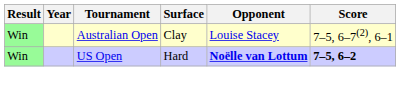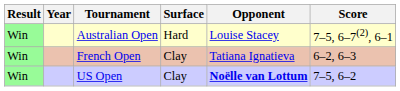(175, 35) Clay -> (176, 35) Hard
+ row: (109, 56)
(176, 56) Hard -> (175, 76) Clay
(335, 56) bold -> (335, 76) normal
